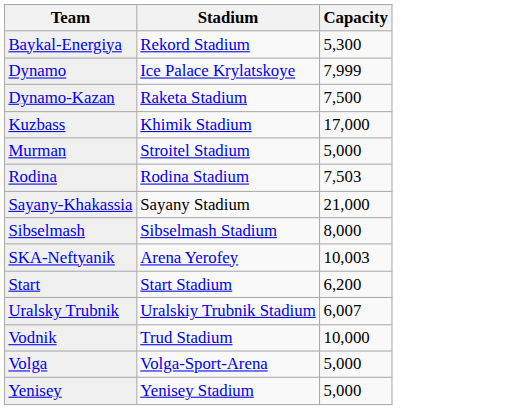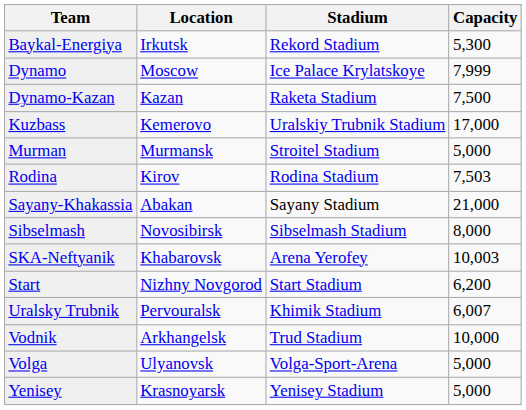+ column: (201, 17)
(196, 124) Khimik Stadium -> (358, 124) Uralskiy Trubnik Stadium
(228, 310) Uralskiy Trubnik Stadium -> (326, 310) Khimik Stadium
